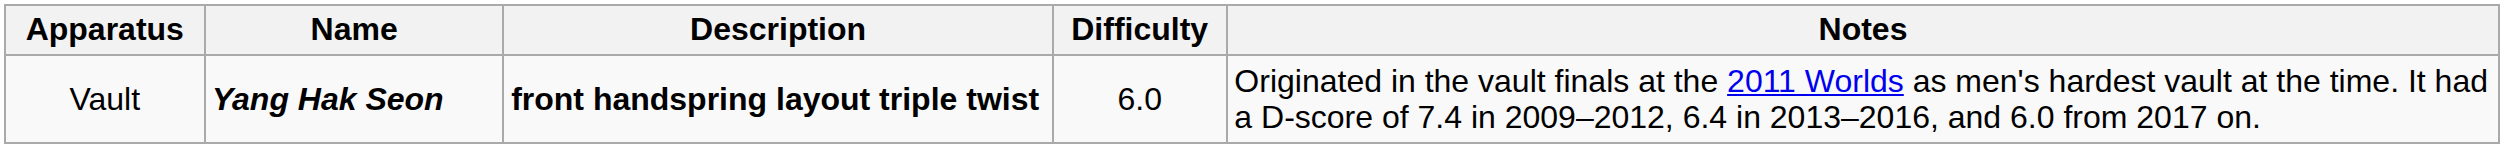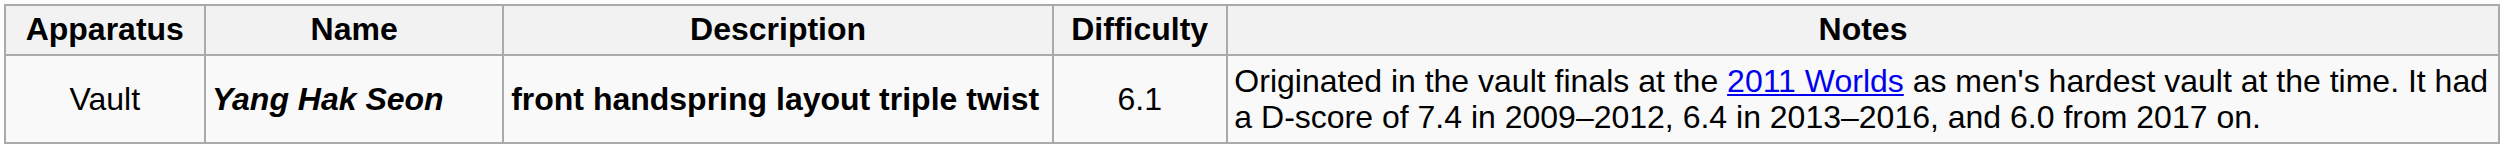(1140, 98) 6.0 -> (1140, 98) 6.1
